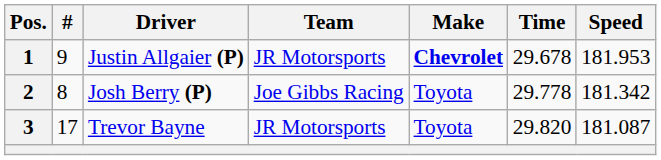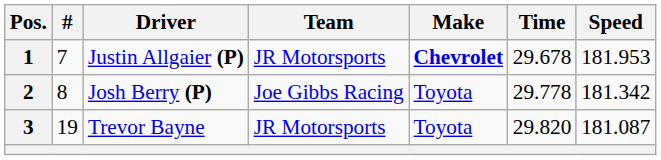(62, 57) 9 -> (62, 57) 7
(67, 127) 17 -> (67, 127) 19
